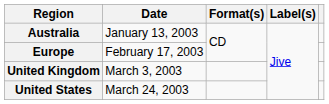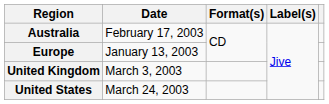(152, 33) January 13, 2003 -> (154, 33) February 17, 2003
(154, 52) February 17, 2003 -> (152, 52) January 13, 2003
